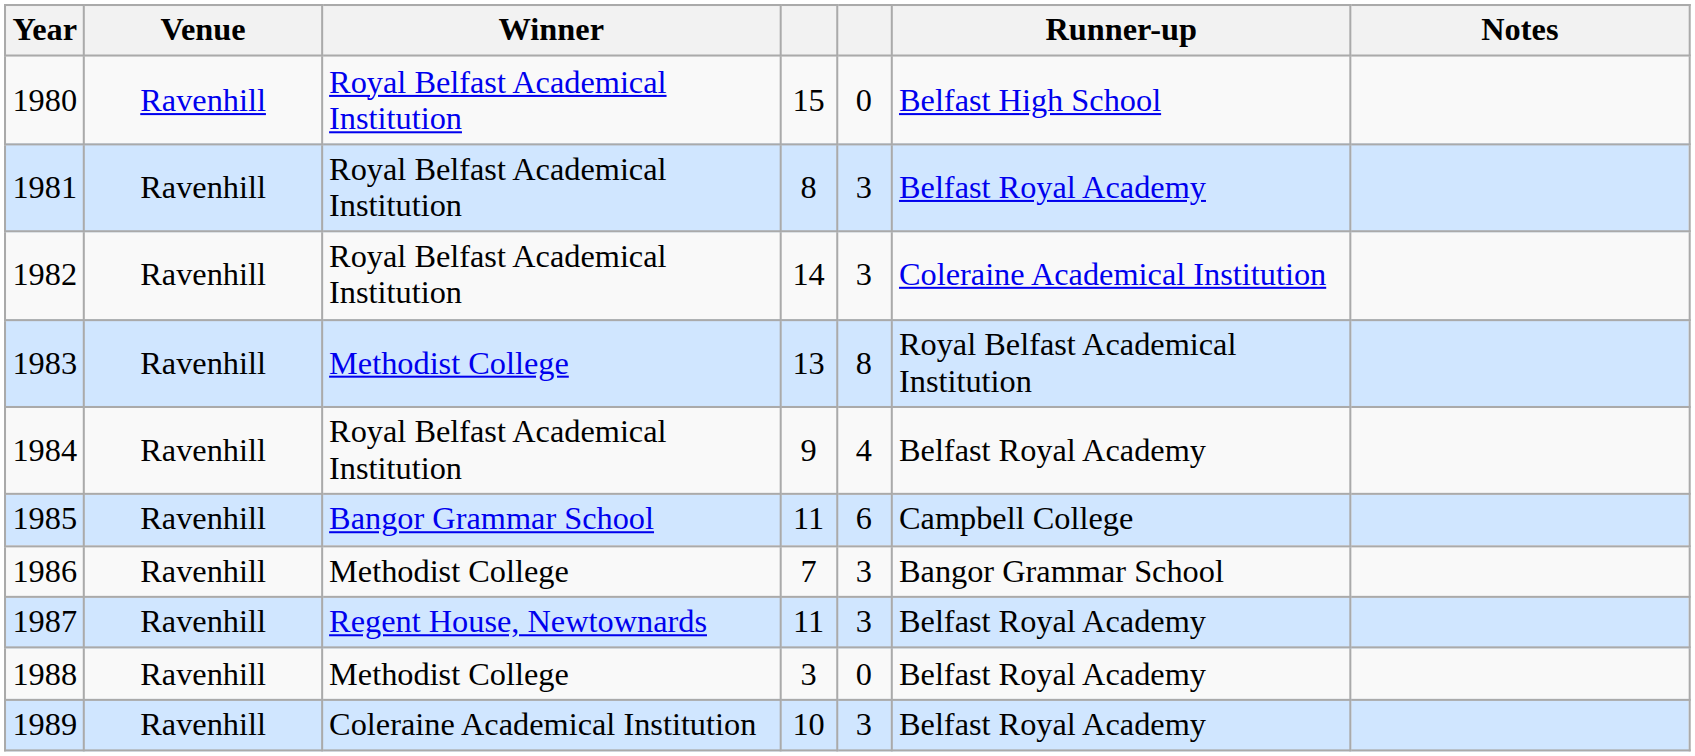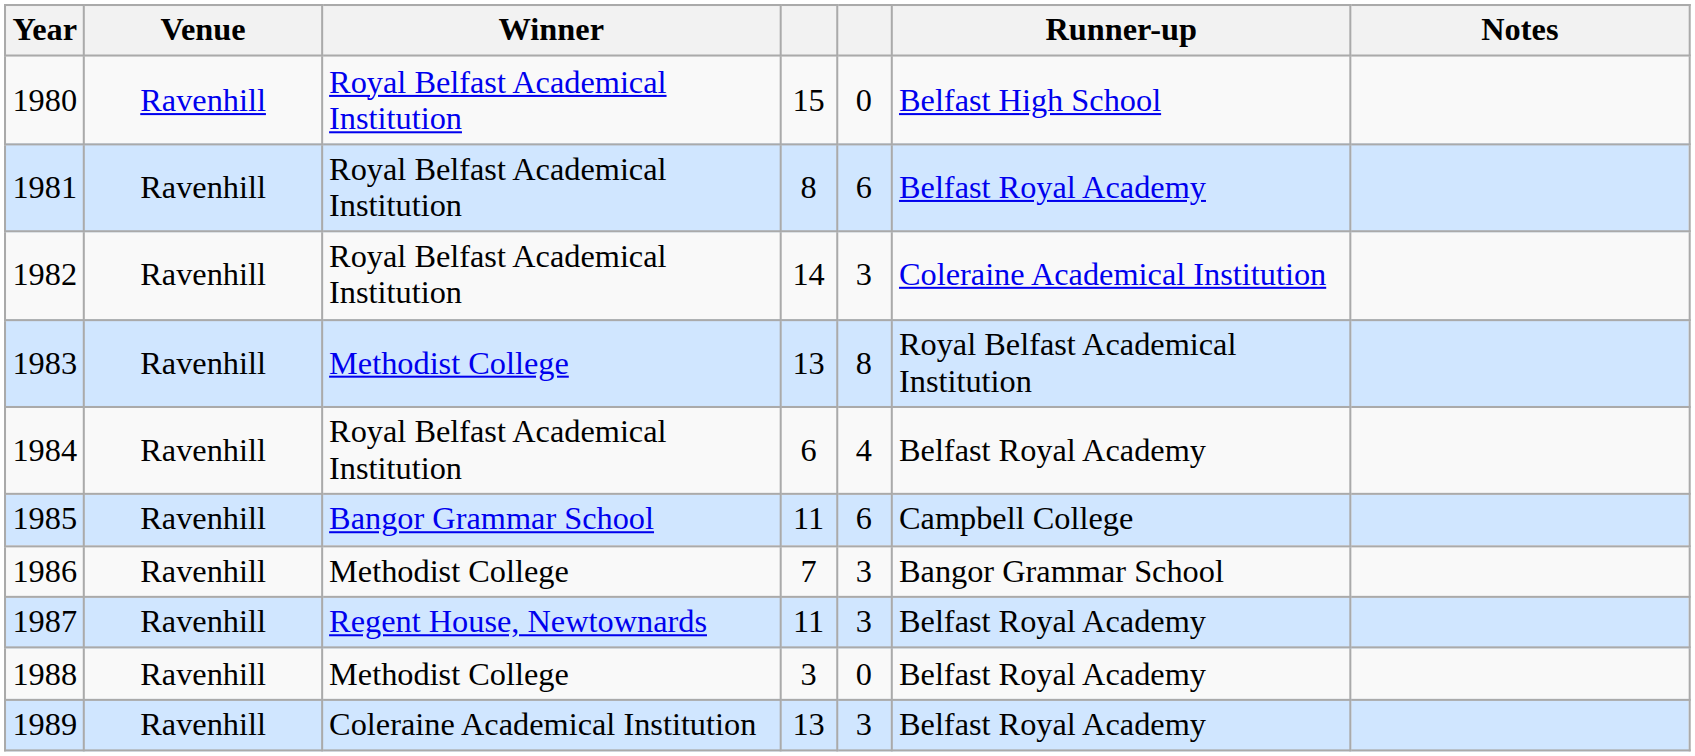(864, 187) 3 -> (864, 187) 6
(809, 450) 9 -> (809, 450) 6
(809, 724) 10 -> (809, 724) 13
